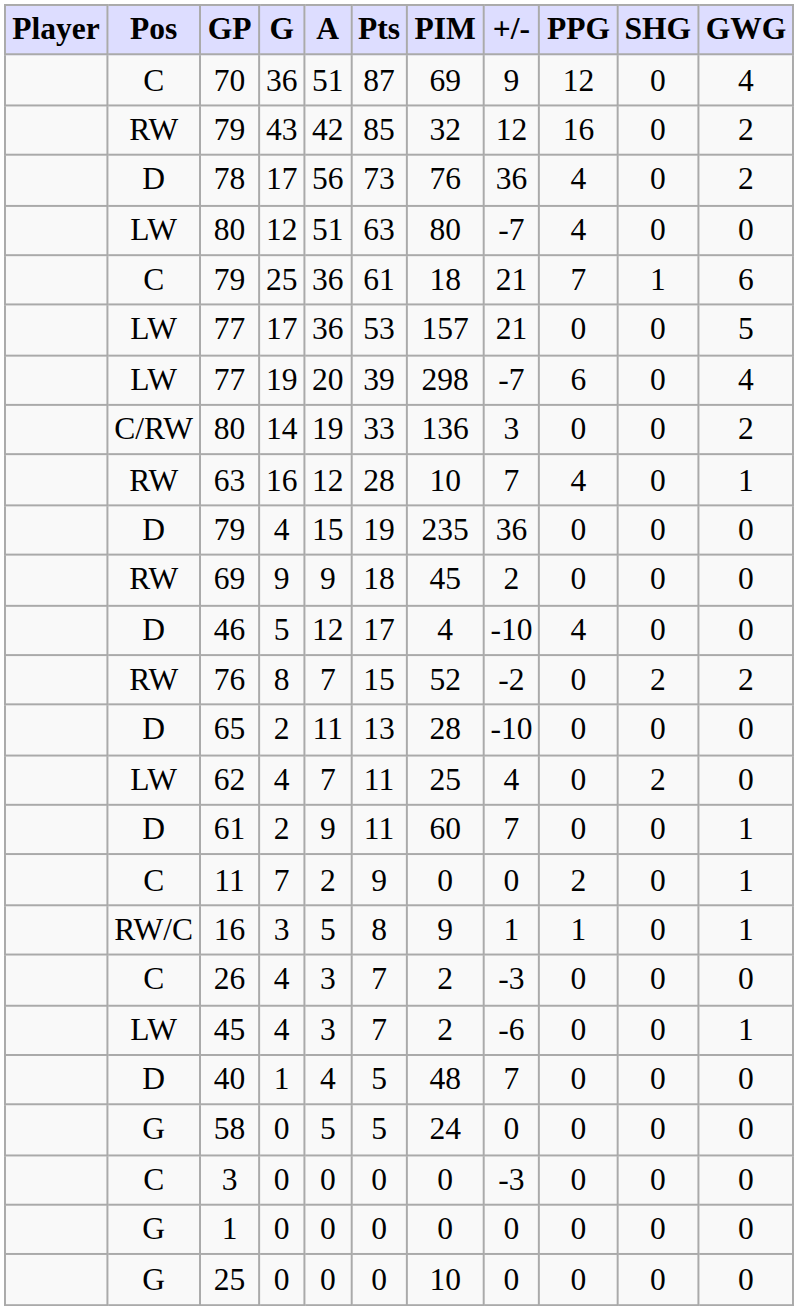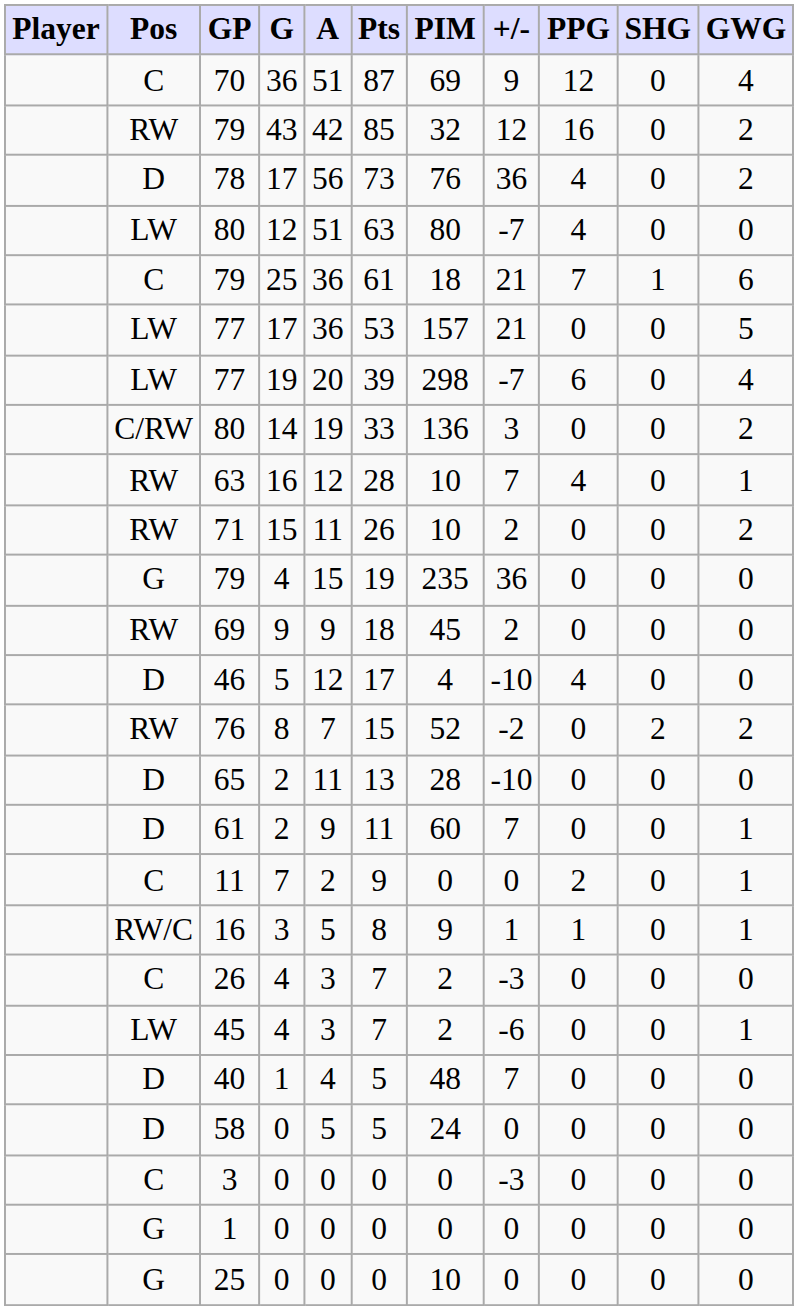+ row: (230, 529)
(154, 529) D -> (154, 579) G
- row: (230, 779)
(154, 1129) G -> (154, 1129) D
